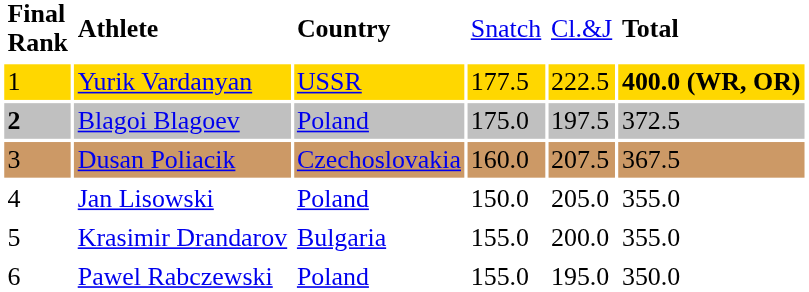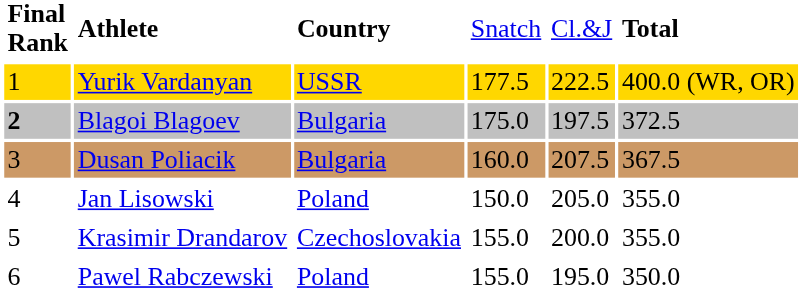(711, 81) bold -> (708, 81) normal
(333, 120) Poland -> (342, 120) Bulgaria
(379, 159) Czechoslovakia -> (342, 159) Bulgaria
(342, 237) Bulgaria -> (379, 237) Czechoslovakia
